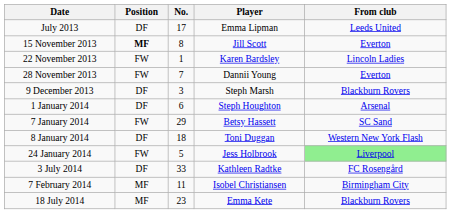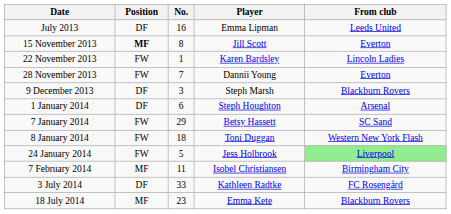(181, 27) 17 -> (181, 27) 16
(142, 137) DF -> (142, 137) FW
rows swapped: (60, 184) <-> (60, 169)
